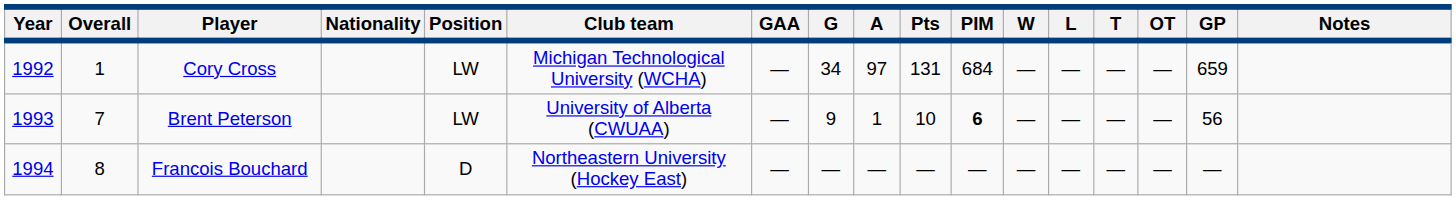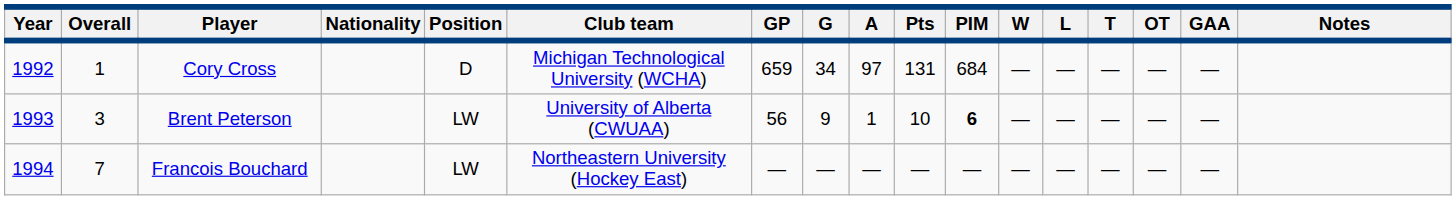columns swapped: (1212, 23) <-> (780, 23)
(466, 68) LW -> (466, 68) D
(100, 118) 7 -> (100, 118) 3
(100, 169) 8 -> (100, 169) 7
(466, 169) D -> (466, 169) LW
